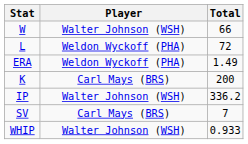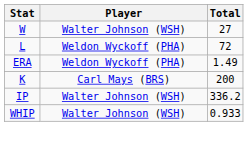(225, 30) 66 -> (225, 30) 27
- row: (22, 113)
